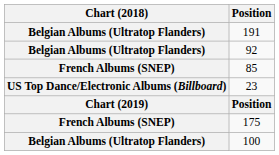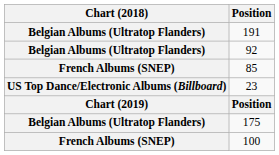(117, 123) French Albums (SNEP) -> (117, 123) Belgian Albums (Ultratop Flanders)
(117, 141) Belgian Albums (Ultratop Flanders) -> (117, 141) French Albums (SNEP)
